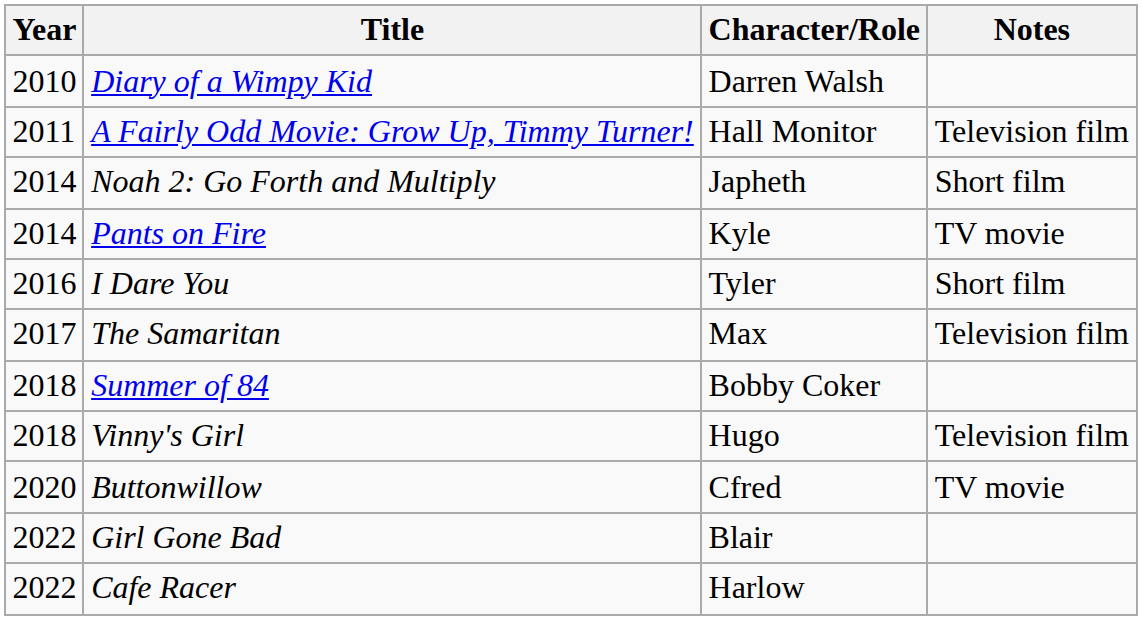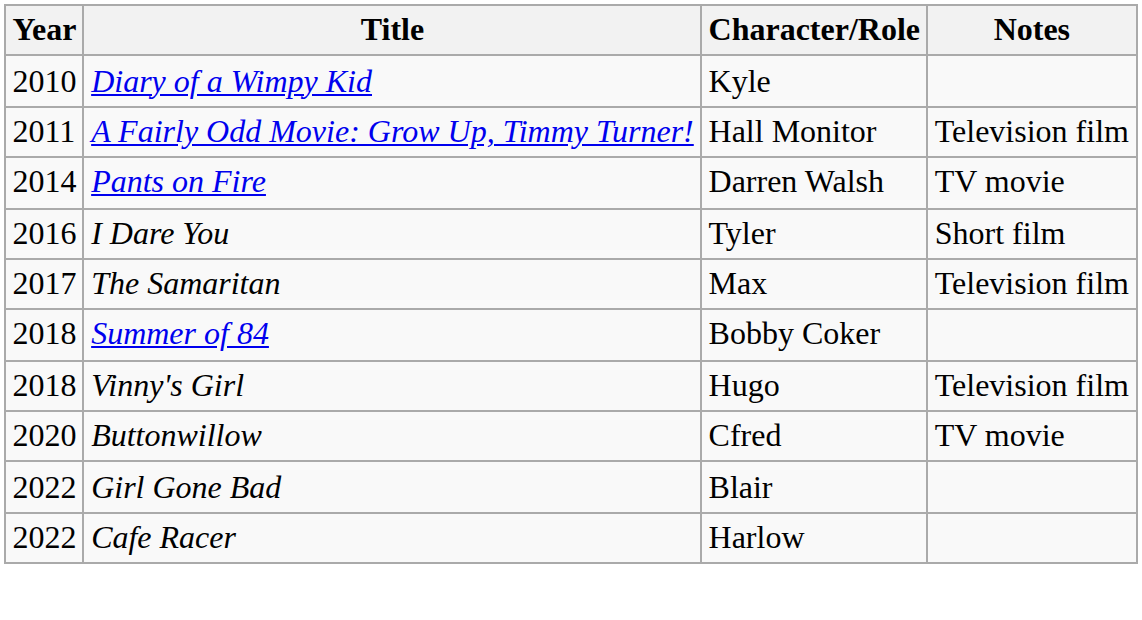(796, 80) Darren Walsh -> (740, 80) Kyle
- row: (293, 182)
(740, 232) Kyle -> (796, 182) Darren Walsh
